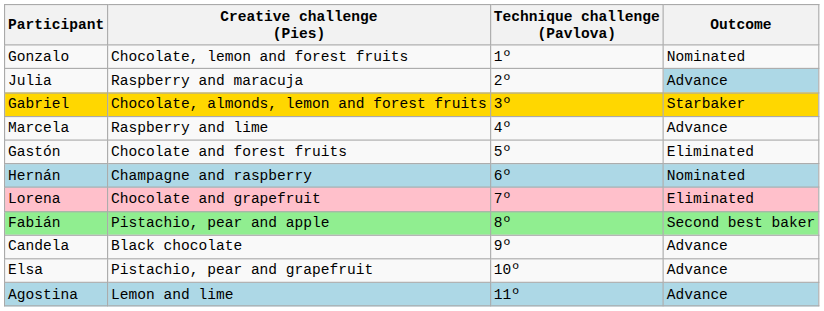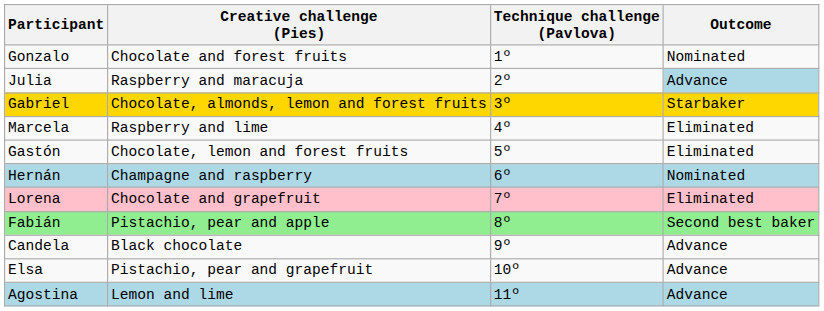(260, 57) Chocolate, lemon and forest fruits -> (229, 57) Chocolate and forest fruits
(697, 128) Advance -> (710, 128) Eliminated
(229, 152) Chocolate and forest fruits -> (260, 152) Chocolate, lemon and forest fruits
